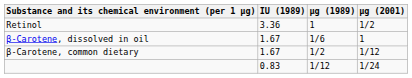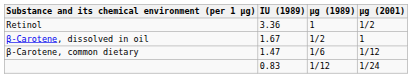(317, 39) 1/6 -> (317, 39) 1/2
(270, 53) 1.67 -> (270, 53) 1.47
(317, 53) 1/2 -> (317, 53) 1/6
